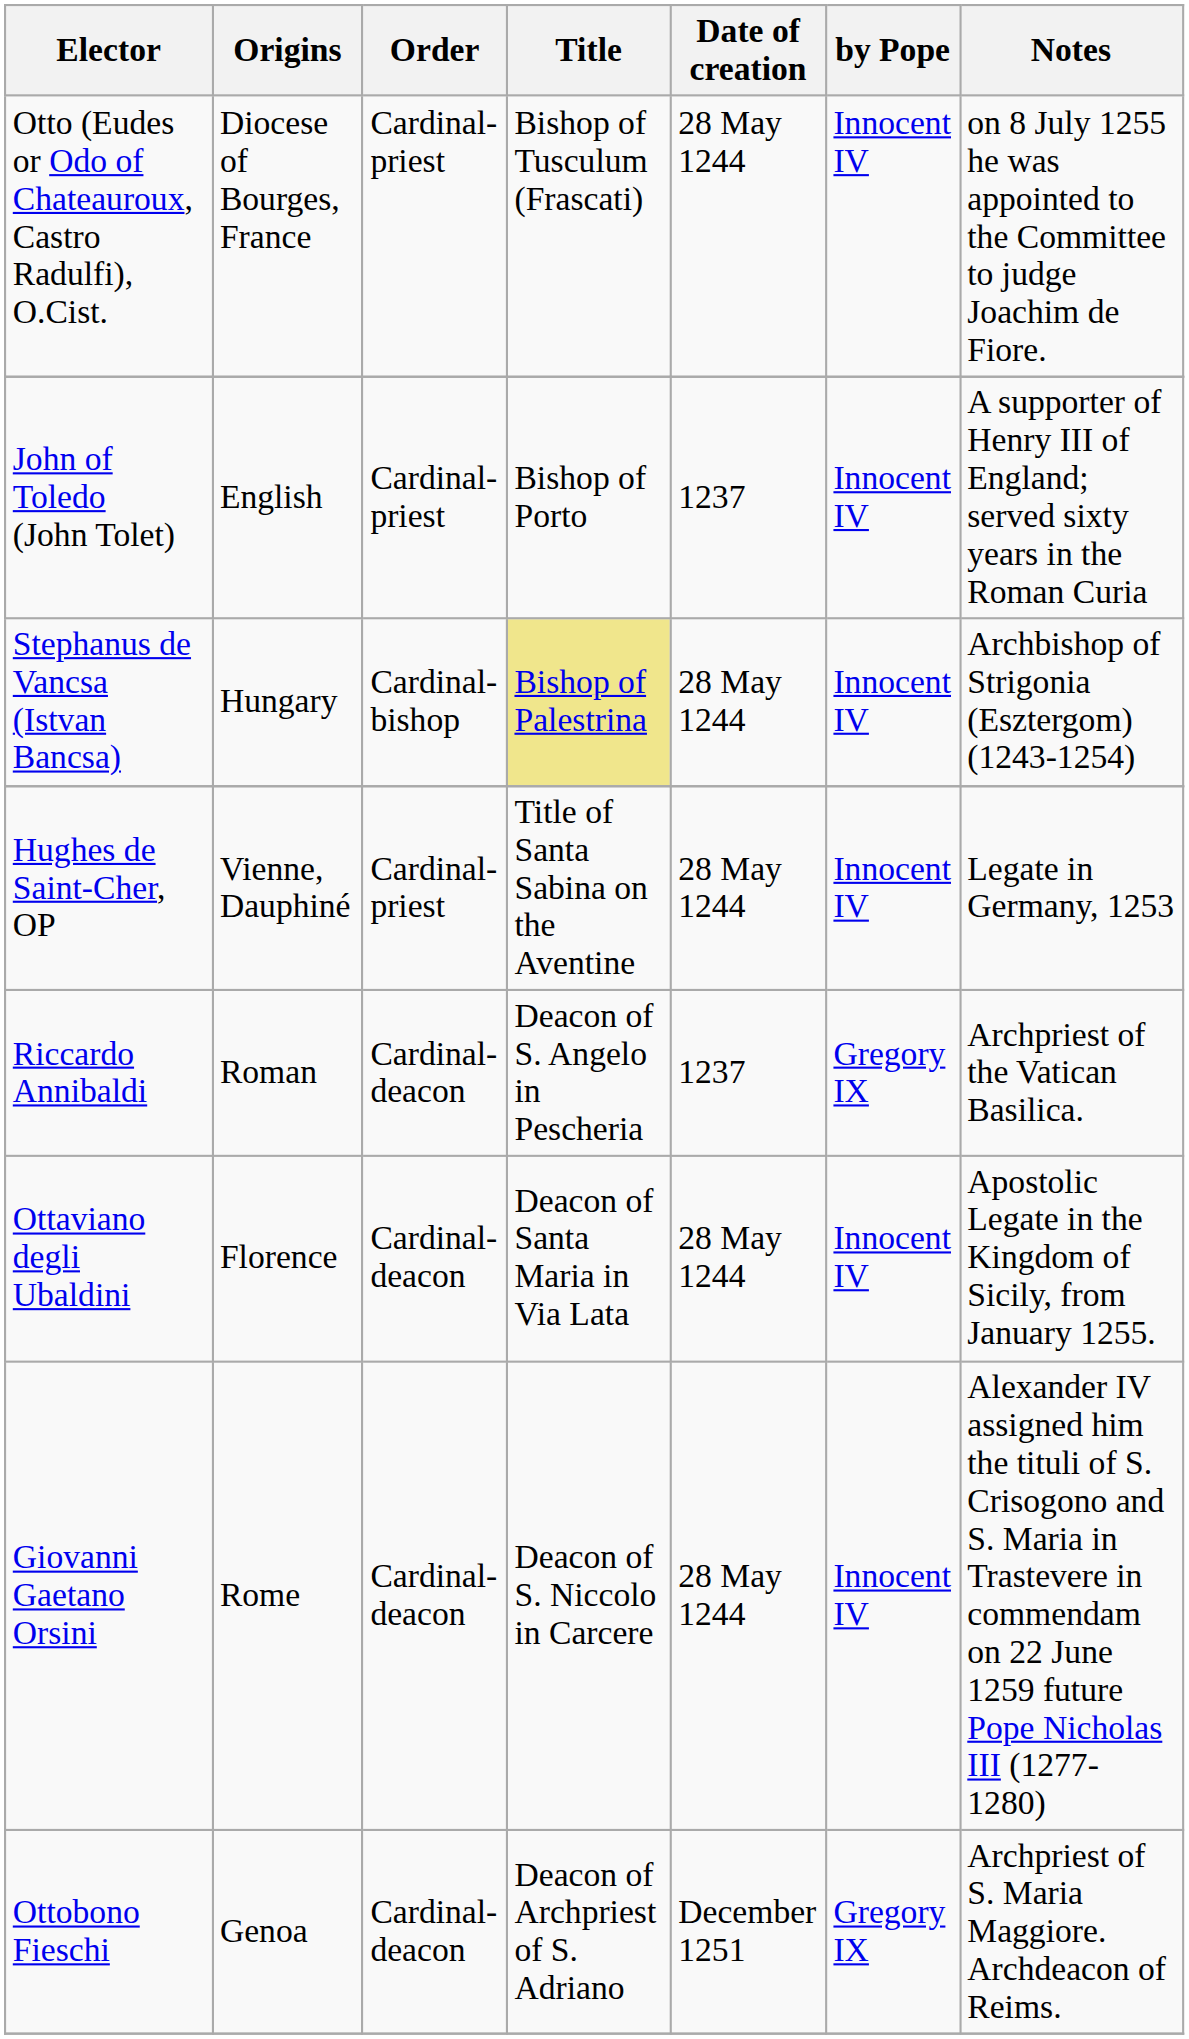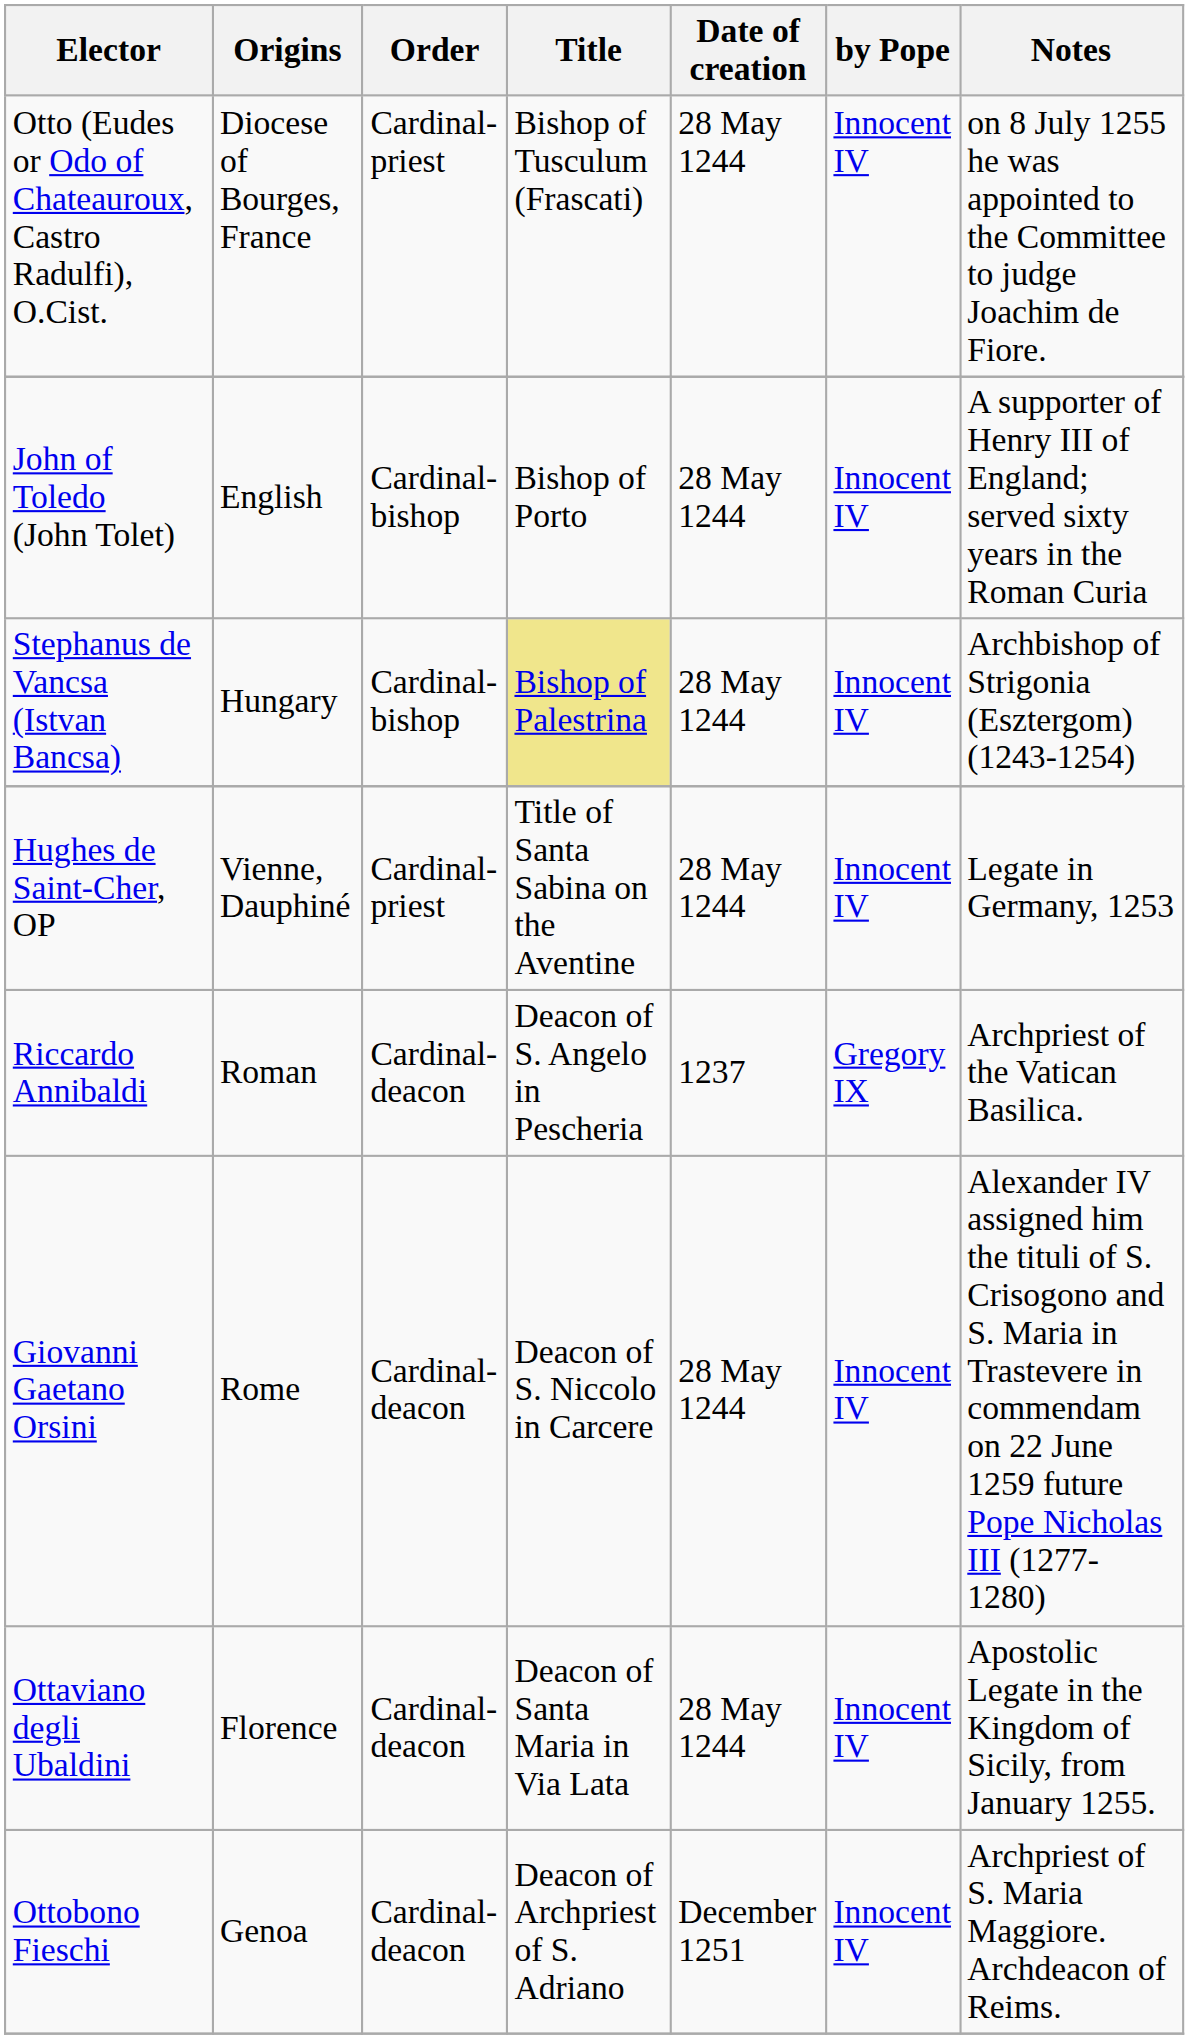(434, 496) Cardinal-priest -> (434, 496) Cardinal-bishop
(712, 496) 1237 -> (730, 496) 28 May 1244
rows swapped: (79, 1258) <-> (75, 1594)
(889, 1931) Gregory IX -> (892, 1931) Innocent IV
